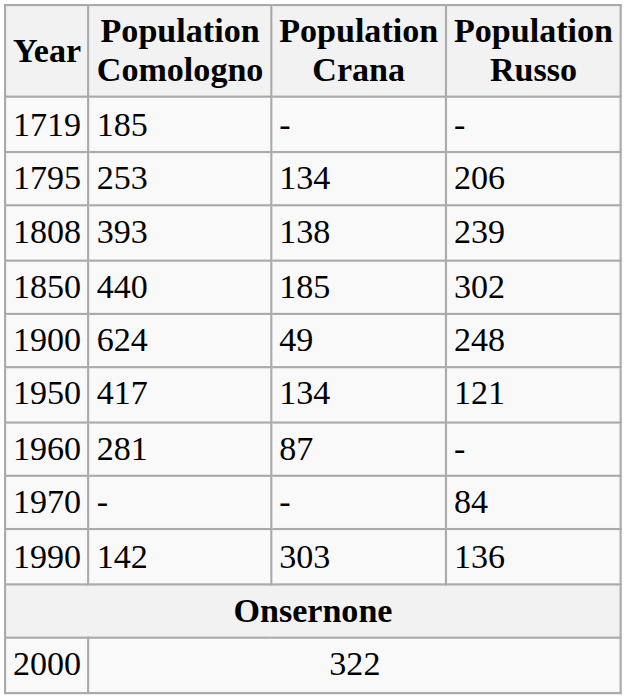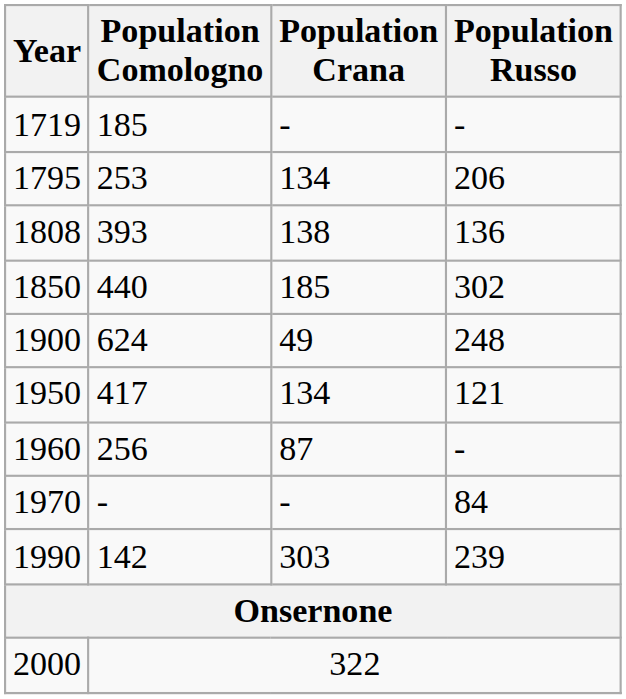(479, 232) 239 -> (479, 232) 136
(122, 448) 281 -> (122, 448) 256
(479, 556) 136 -> (479, 556) 239
